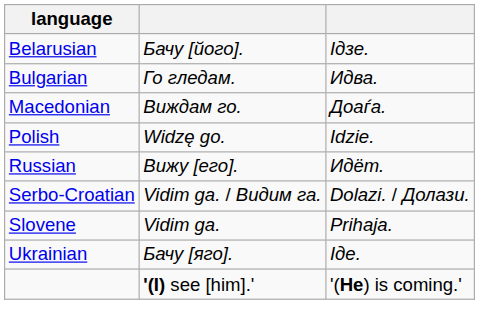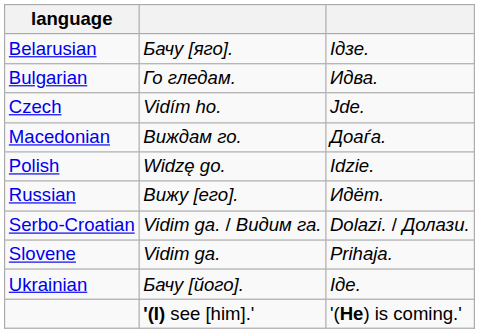(194, 48) Бачу [його]. -> (188, 48) Бачу [яго].
+ row: (35, 107)
(188, 254) Бачу [яго]. -> (194, 284) Бачу [його].
